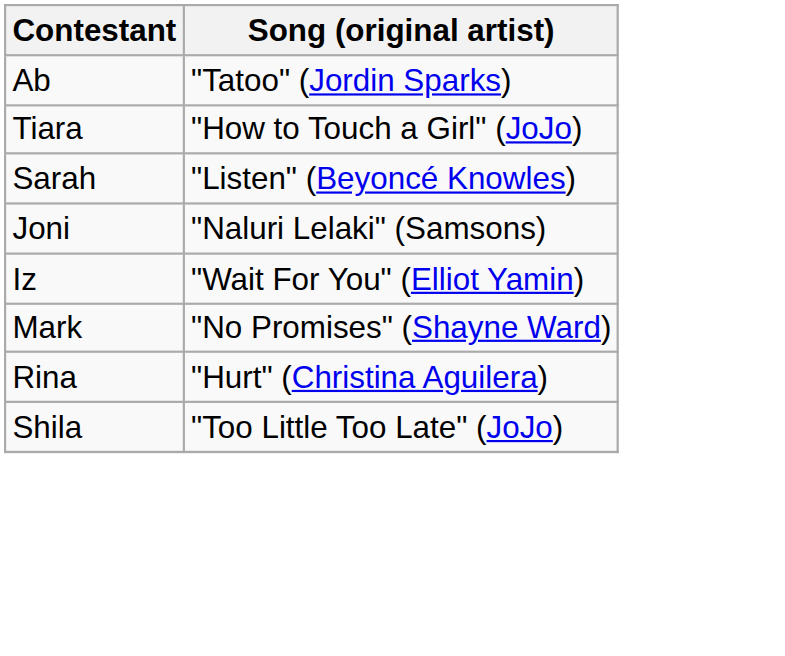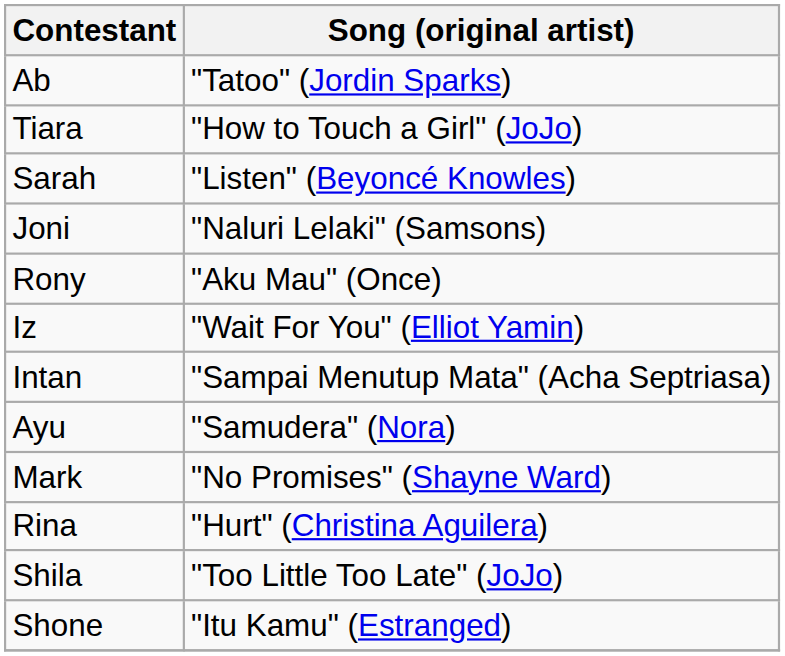+ row: (49, 278)
+ row: (47, 377)
+ row: (39, 427)
+ row: (58, 625)
